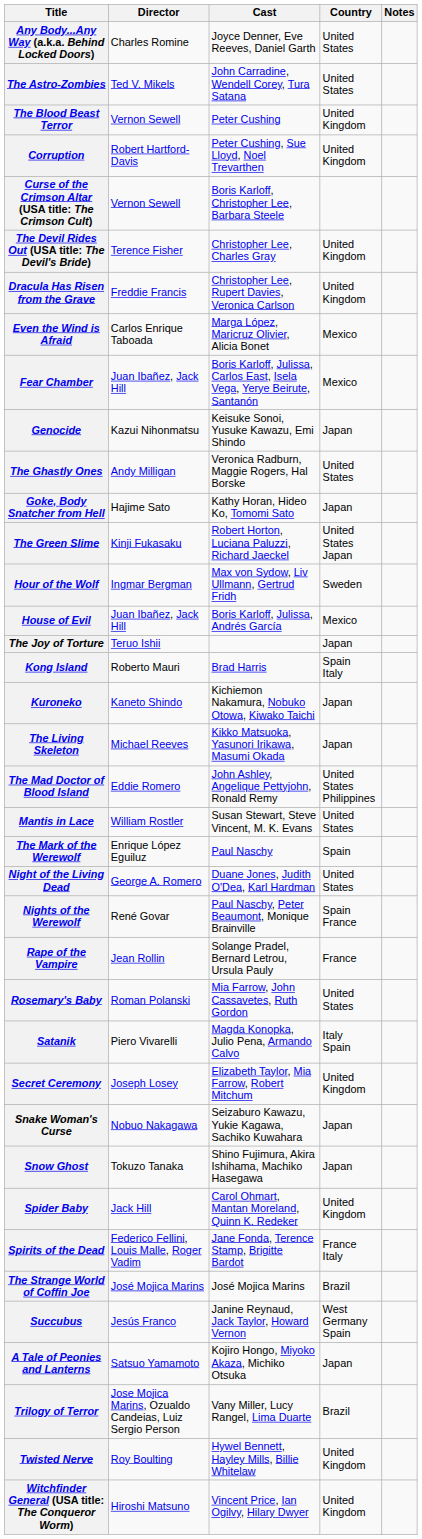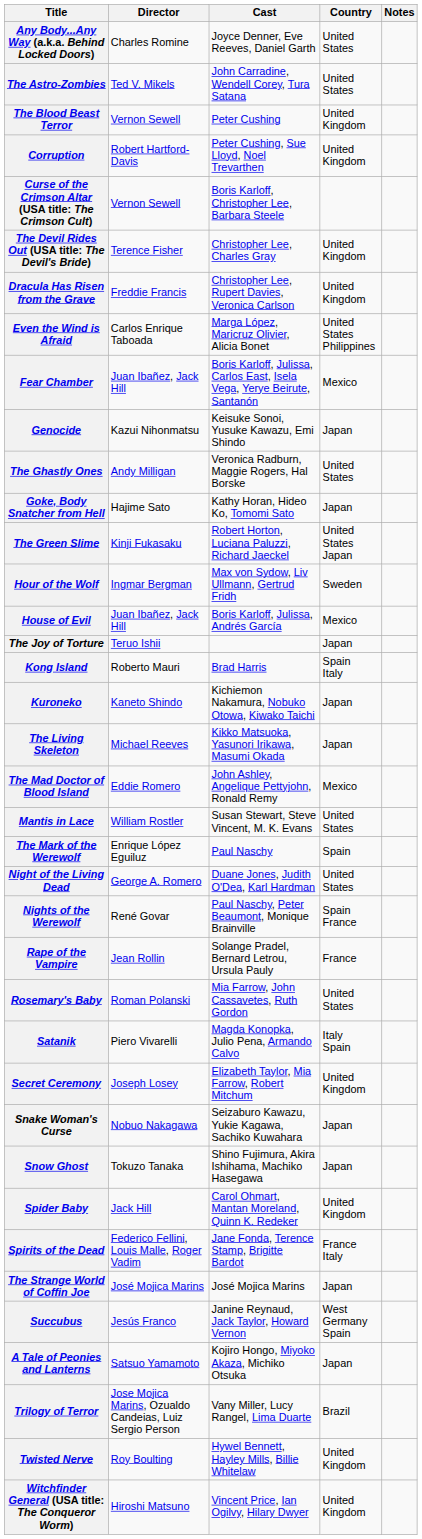(340, 334) Mexico -> (349, 334) United States Philippines
(349, 786) United States Philippines -> (340, 786) Mexico
(336, 1286) Brazil -> (337, 1286) Japan
